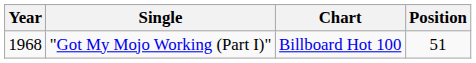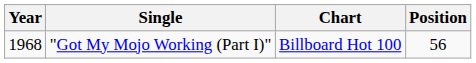(438, 44) 51 -> (438, 44) 56
